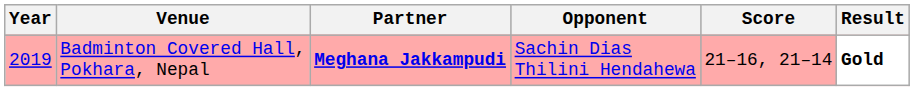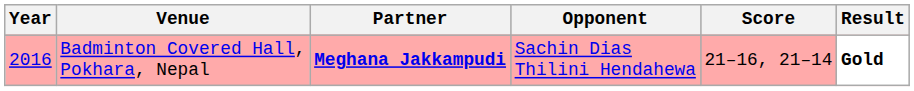(30, 60) 2019 -> (30, 60) 2016
